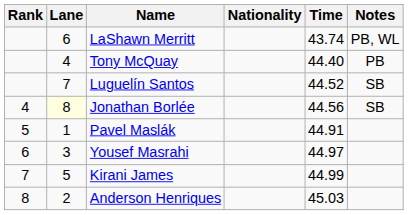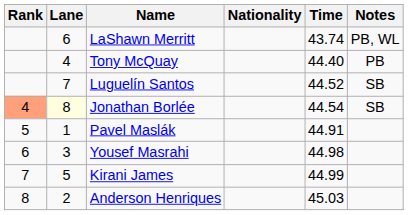(25, 107) no background -> (25, 107) lightsalmon background
(326, 107) 44.56 -> (326, 107) 44.54
(326, 152) 44.97 -> (326, 152) 44.98
